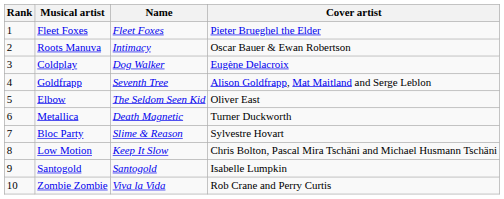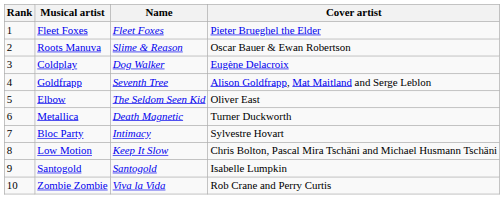(132, 47) Intimacy -> (148, 47) Slime & Reason
(148, 133) Slime & Reason -> (132, 133) Intimacy
